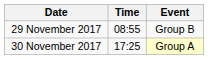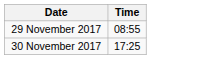- column: (175, 12)
